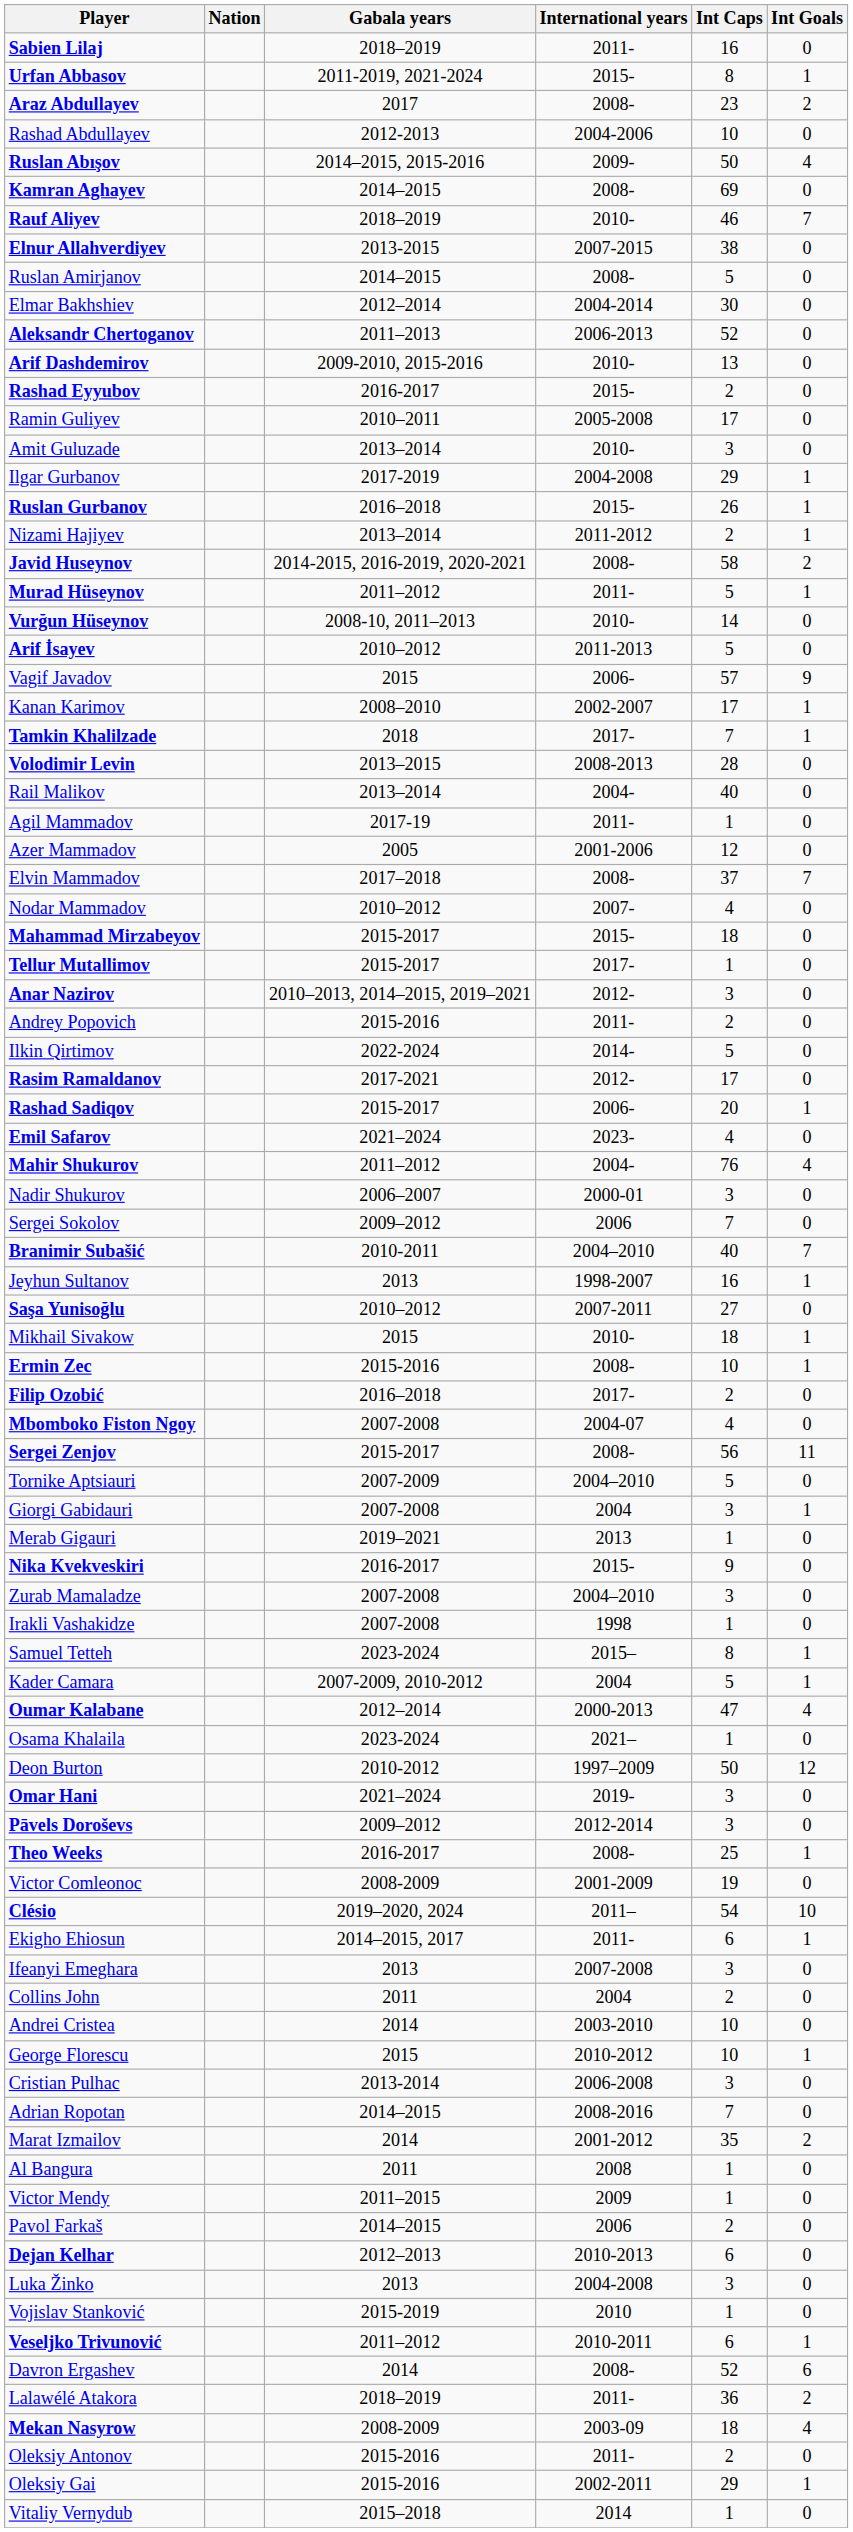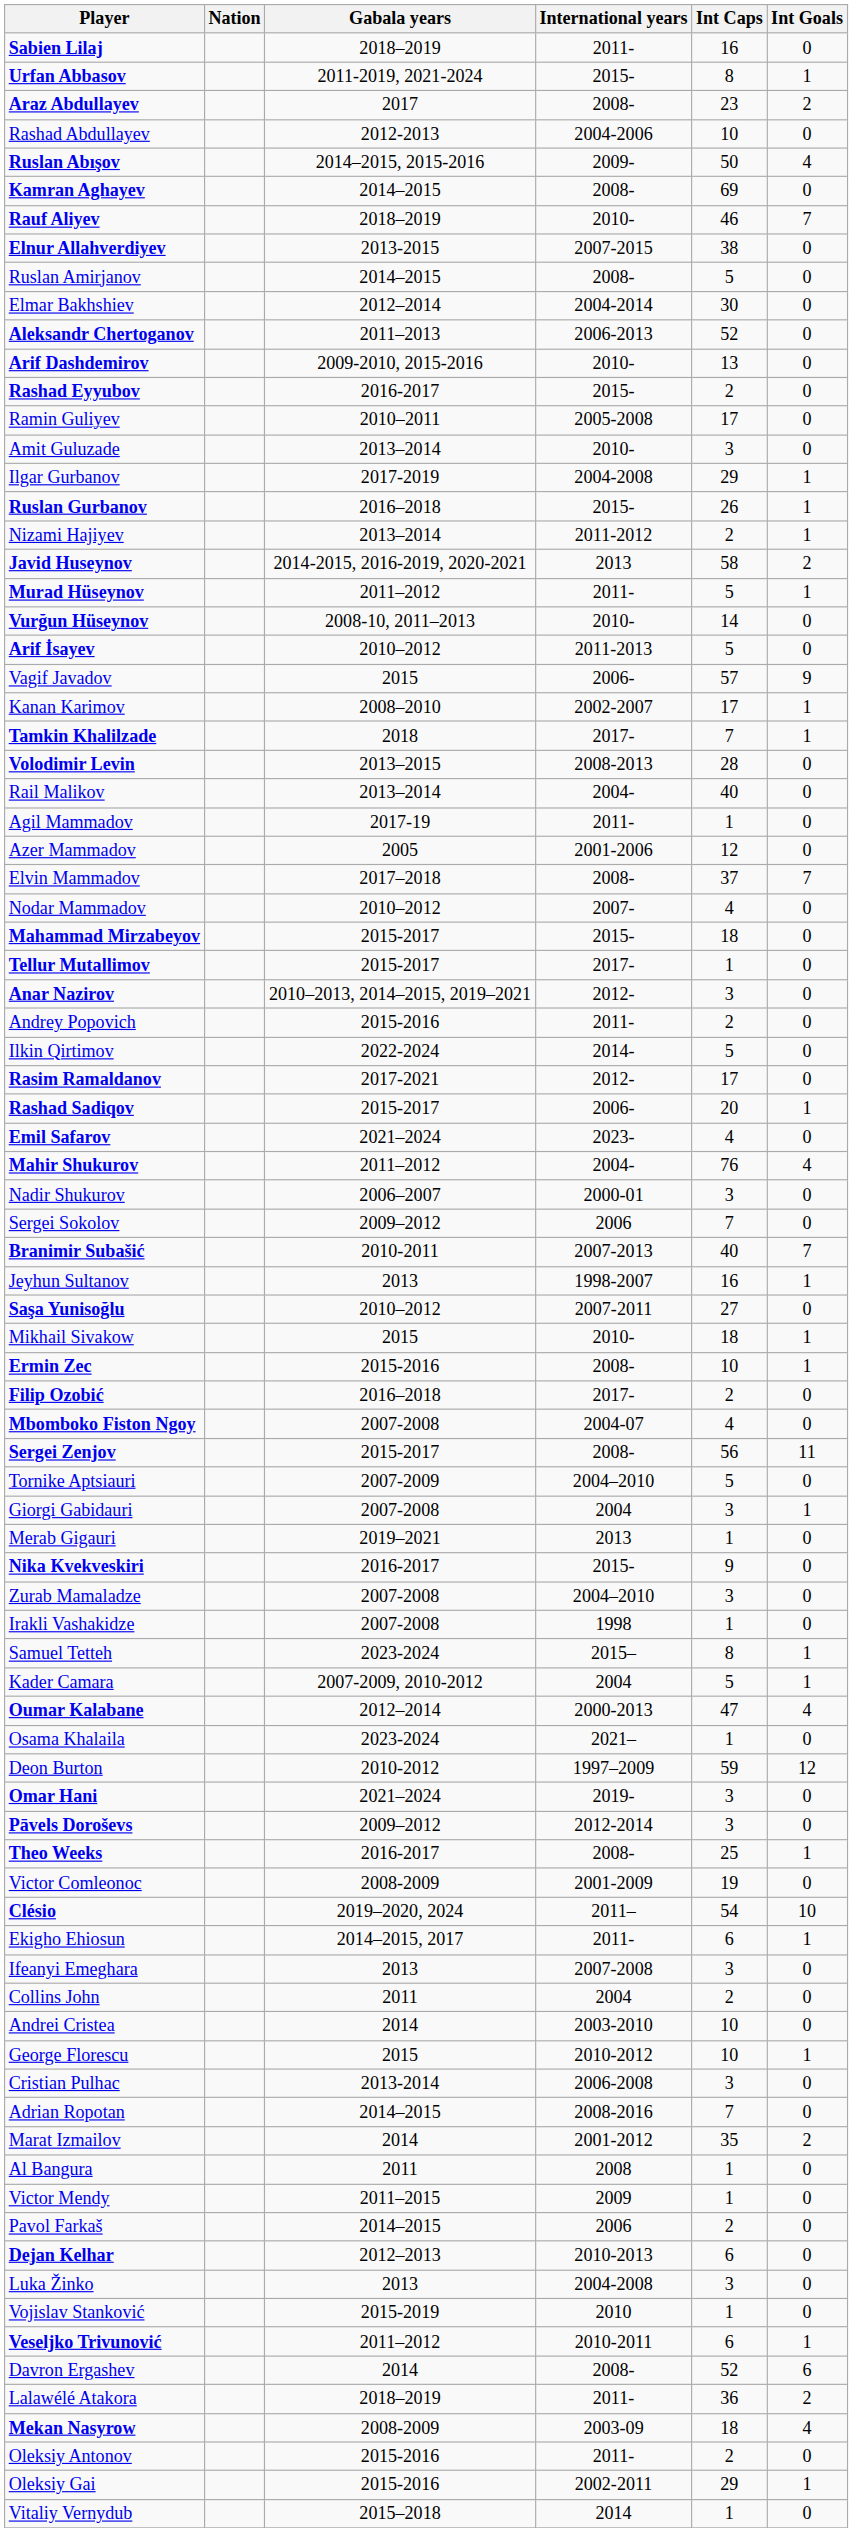(614, 563) 2008- -> (614, 563) 2013
(614, 1251) 2004–2010 -> (614, 1251) 2007-2013
(729, 1767) 50 -> (729, 1767) 59
